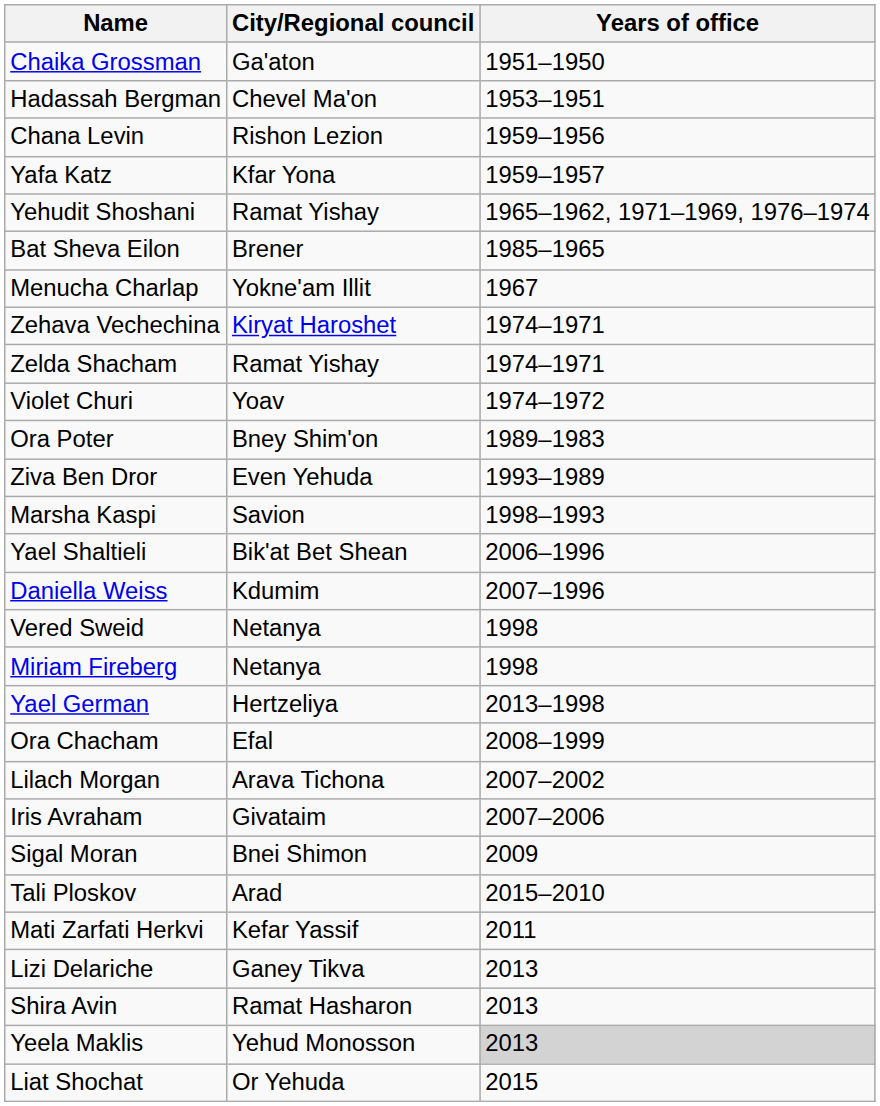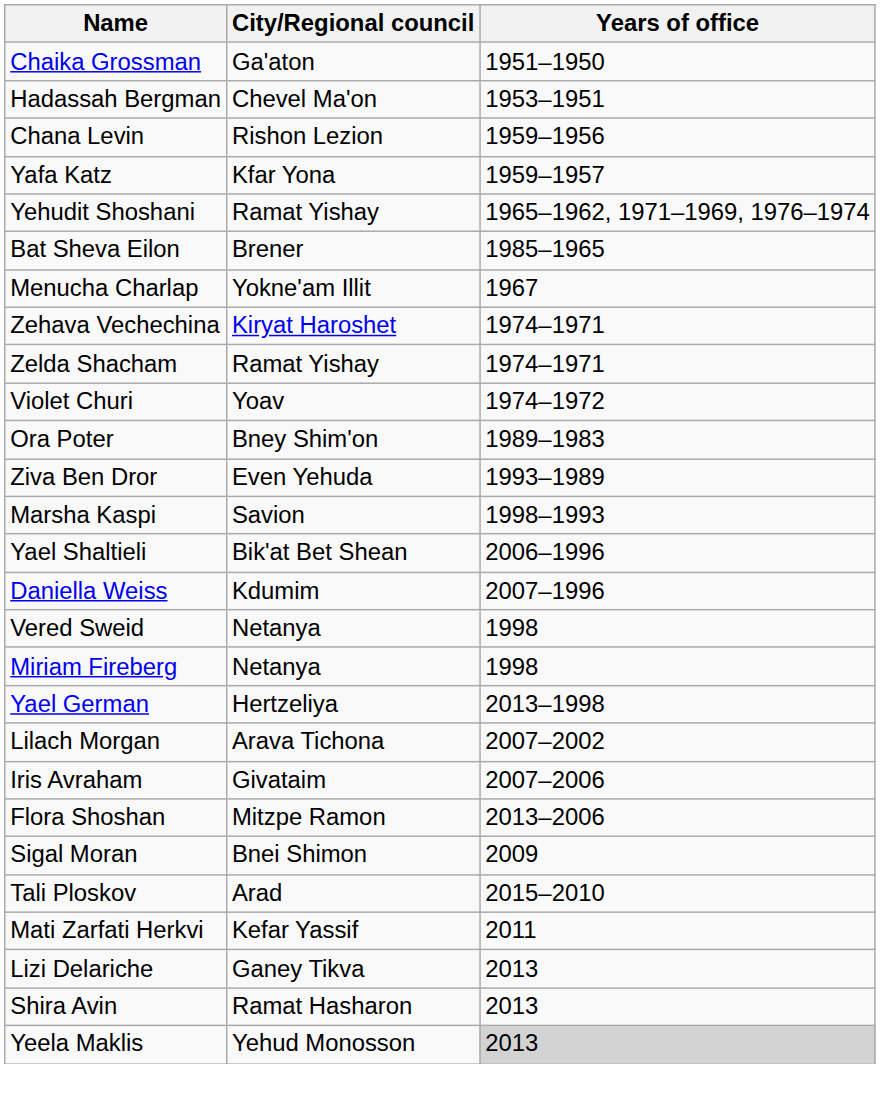- row: (84, 741)
+ row: (88, 817)
- row: (77, 1082)
